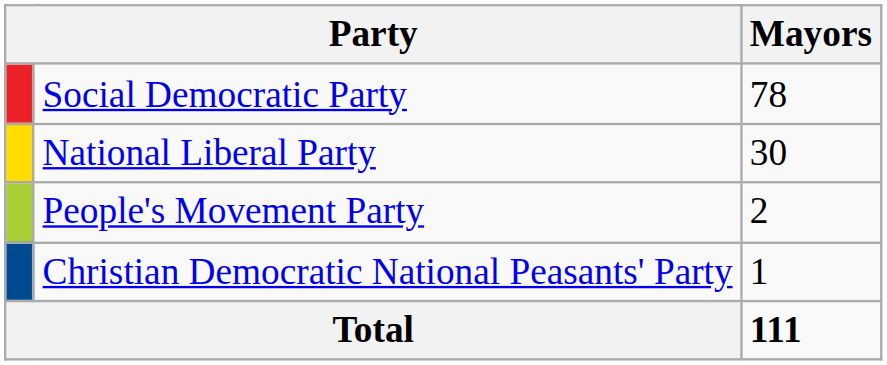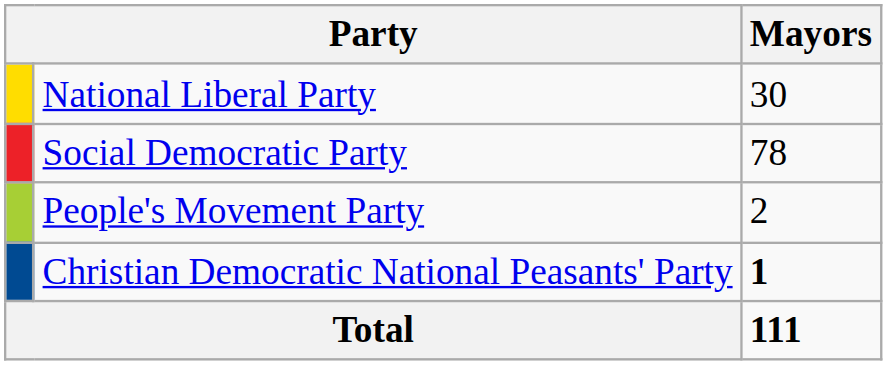rows swapped: (225, 93) <-> (209, 152)
(759, 270) normal -> (759, 270) bold
